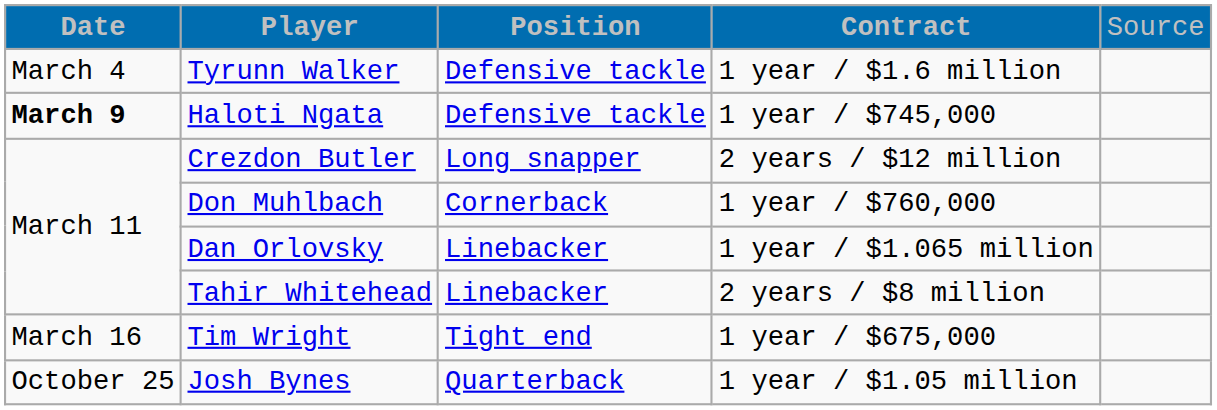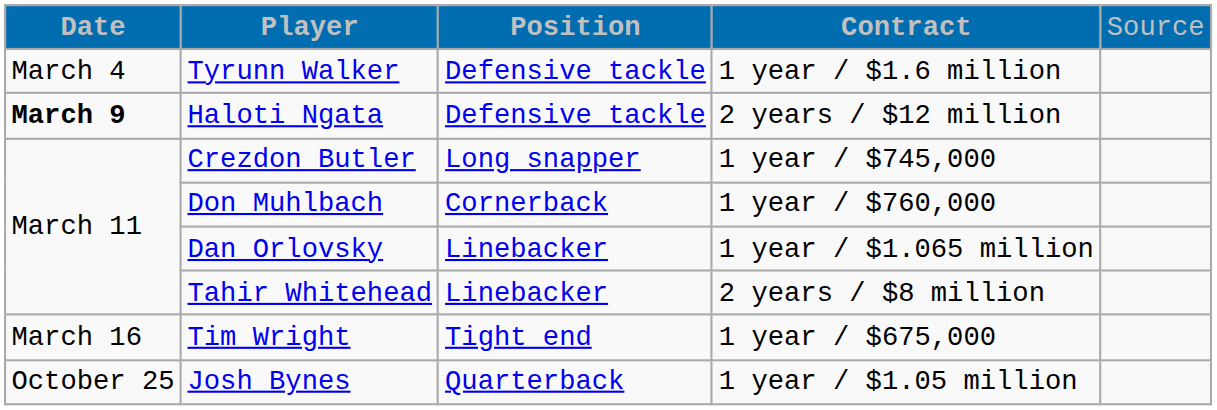(857, 116) 1 year / $745,000 -> (890, 116) 2 years / $12 million
(890, 160) 2 years / $12 million -> (857, 160) 1 year / $745,000
